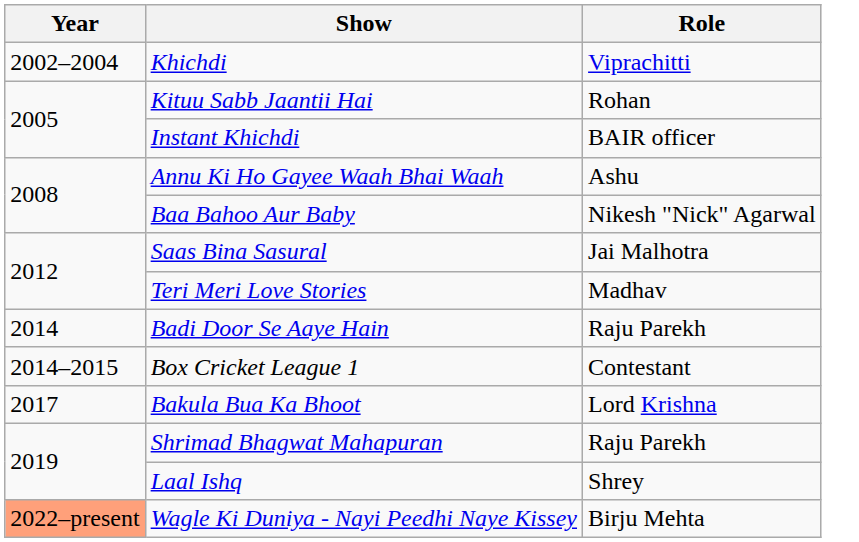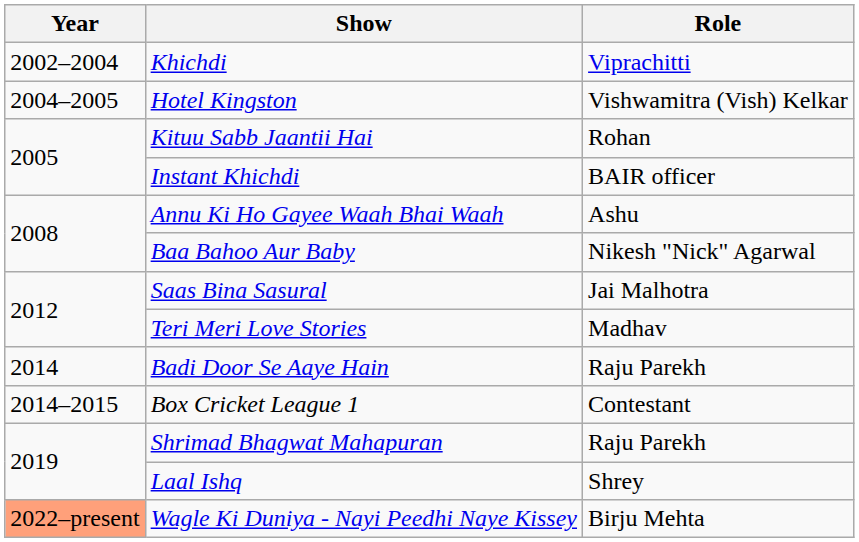+ row: (224, 99)
- row: (256, 404)
